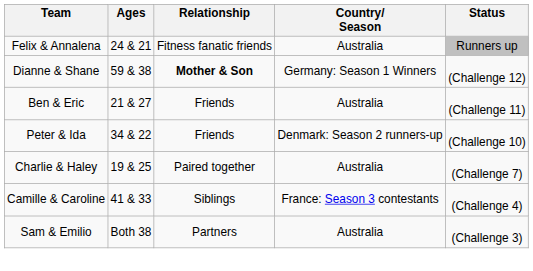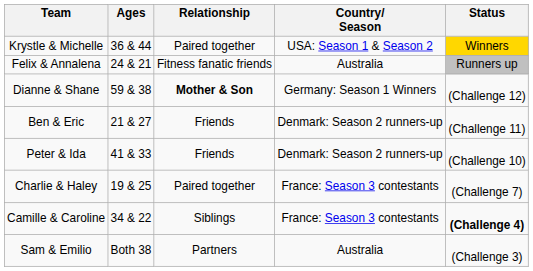+ row: (56, 45)
(360, 103) Australia -> (360, 122) Denmark: Season 2 runners-up
(131, 135) 34 & 22 -> (131, 154) 41 & 33
(360, 167) Australia -> (360, 186) France: Season 3 contestants
(131, 199) 41 & 33 -> (131, 218) 34 & 22
(487, 206) normal -> (487, 225) bold
